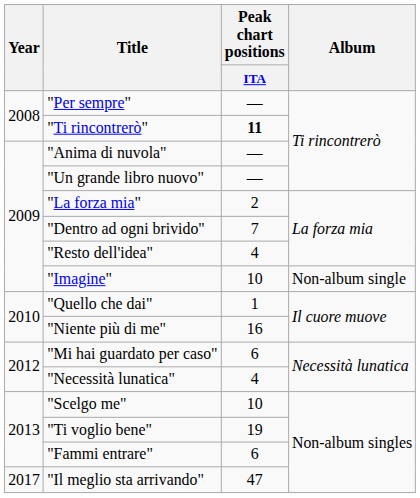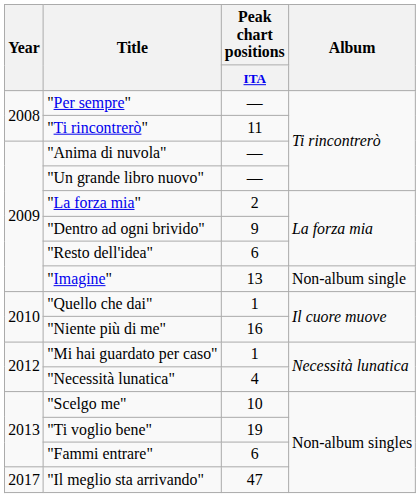(255, 128) bold -> (255, 128) normal
(255, 228) 7 -> (255, 228) 9
(255, 253) 4 -> (255, 253) 6
(255, 278) 10 -> (255, 278) 13
(255, 354) 6 -> (255, 354) 1
